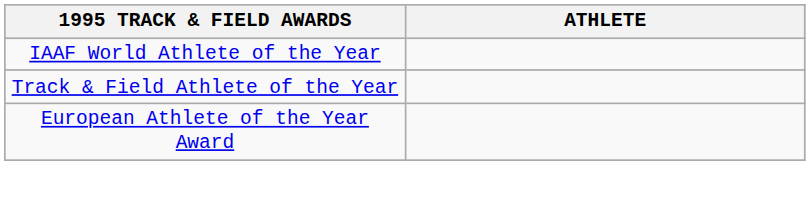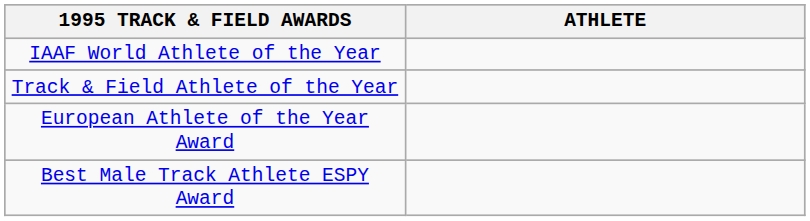+ row: (205, 187)
